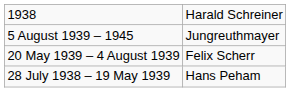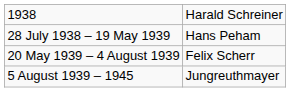rows swapped: (89, 76) <-> (70, 35)
